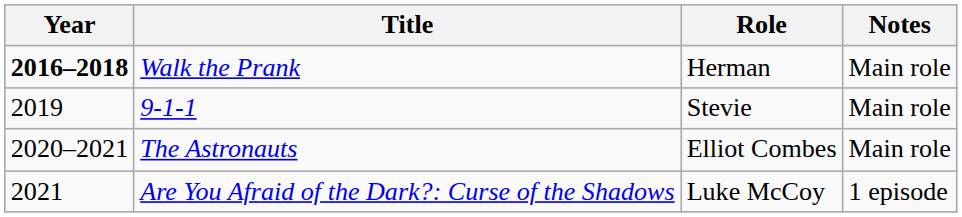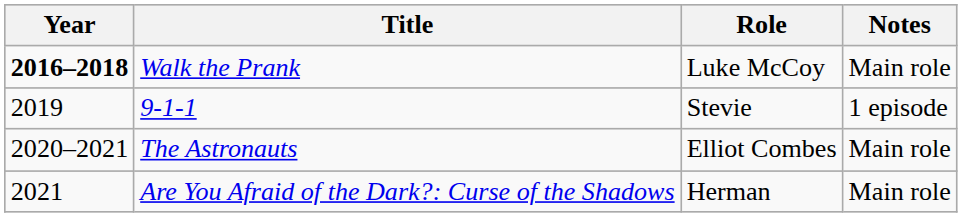(729, 66) Herman -> (756, 66) Luke McCoy
(900, 107) Main role -> (898, 107) 1 episode
(756, 190) Luke McCoy -> (729, 190) Herman
(898, 190) 1 episode -> (900, 190) Main role
